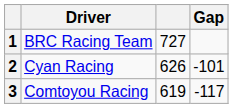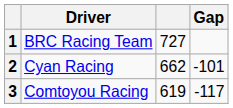(173, 67) 626 -> (173, 67) 662
